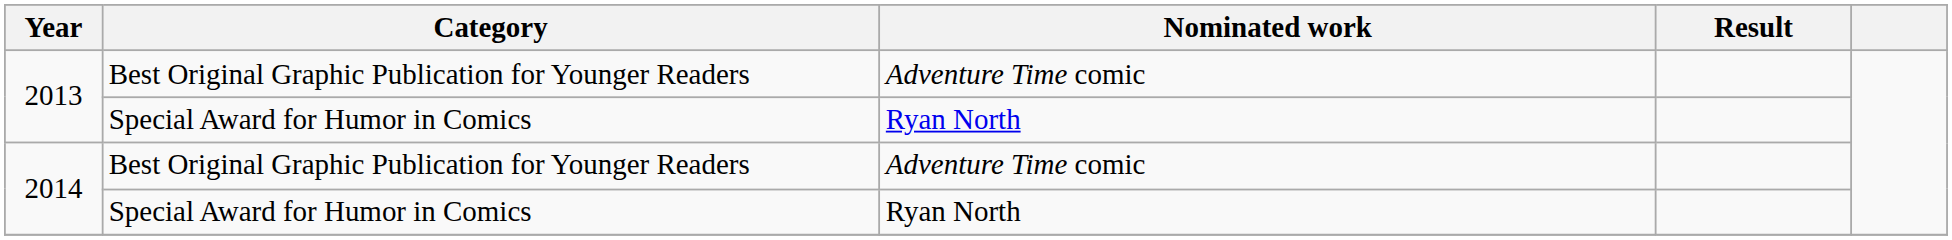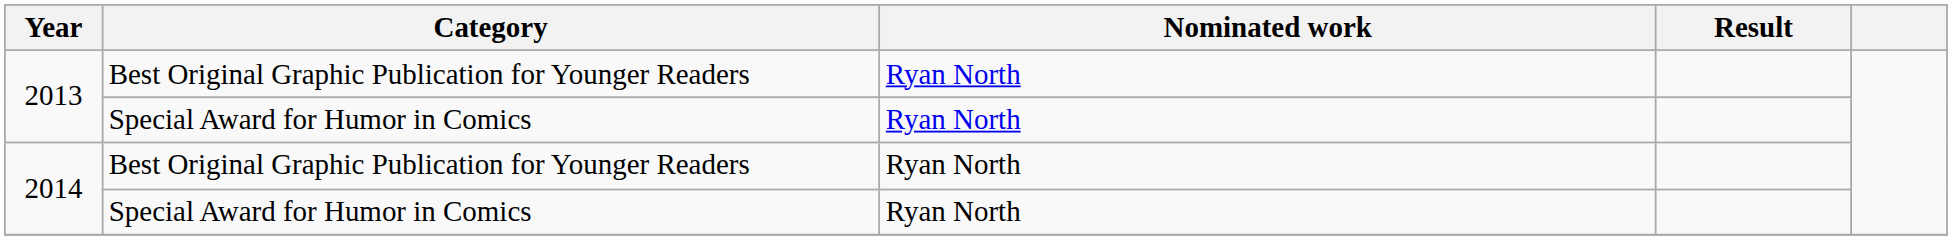(1016, 73) Adventure Time comic -> (953, 73) Ryan North
(1016, 165) Adventure Time comic -> (953, 165) Ryan North
